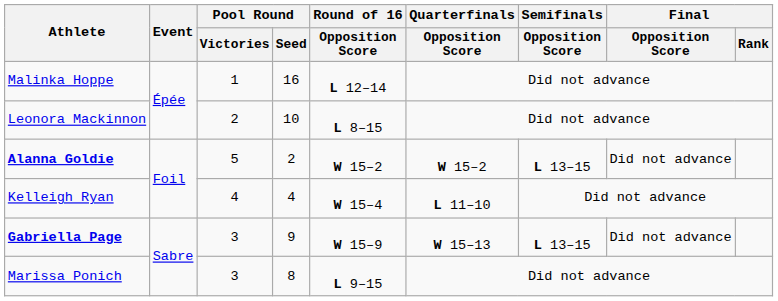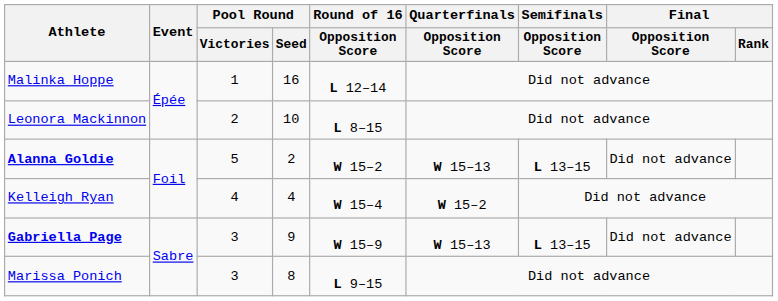(462, 167) W 15–2 -> (462, 167) W 15–13
(462, 206) L 11–10 -> (462, 206) W 15–2
